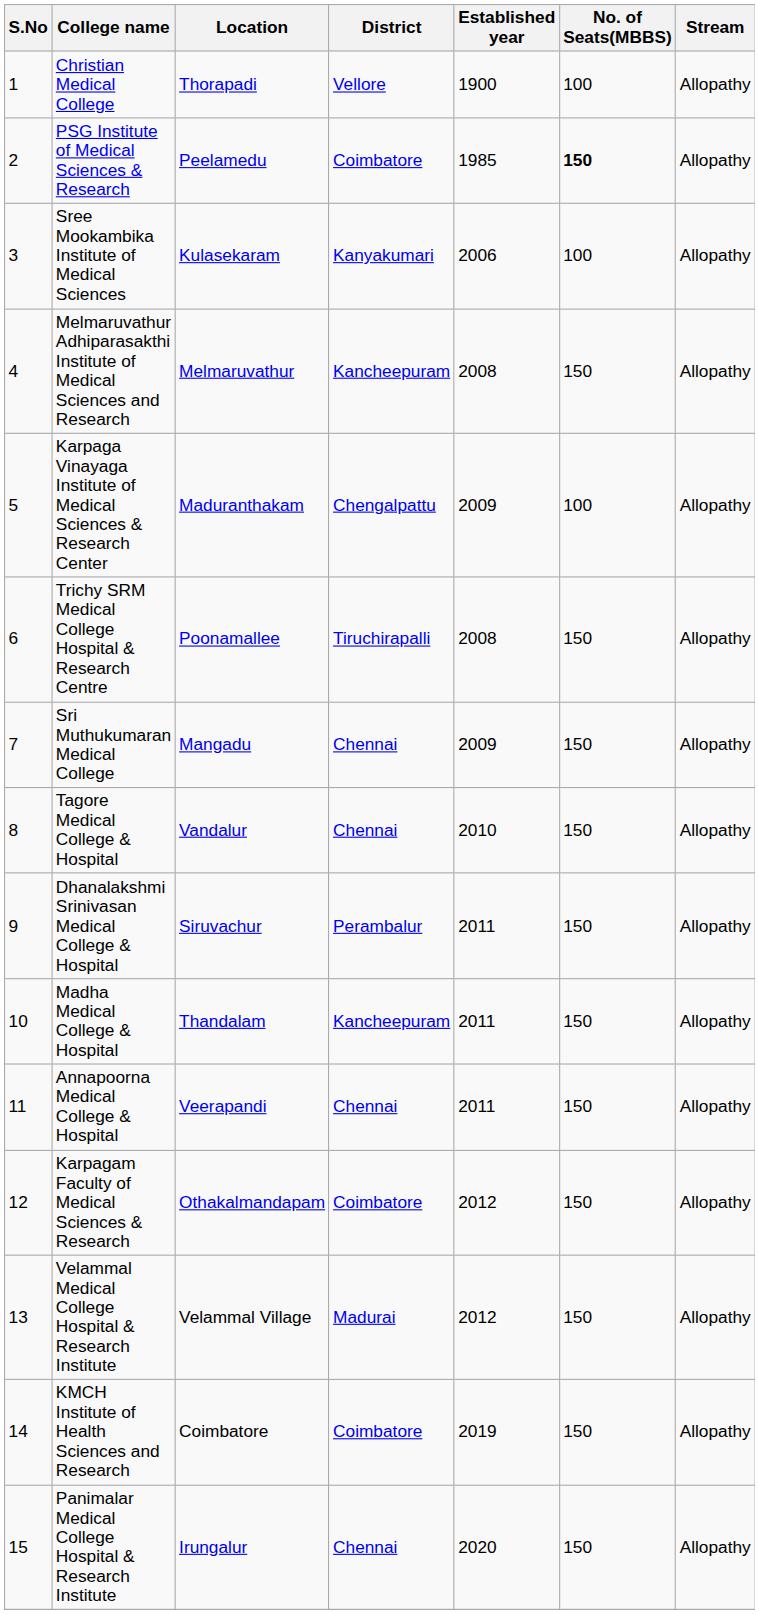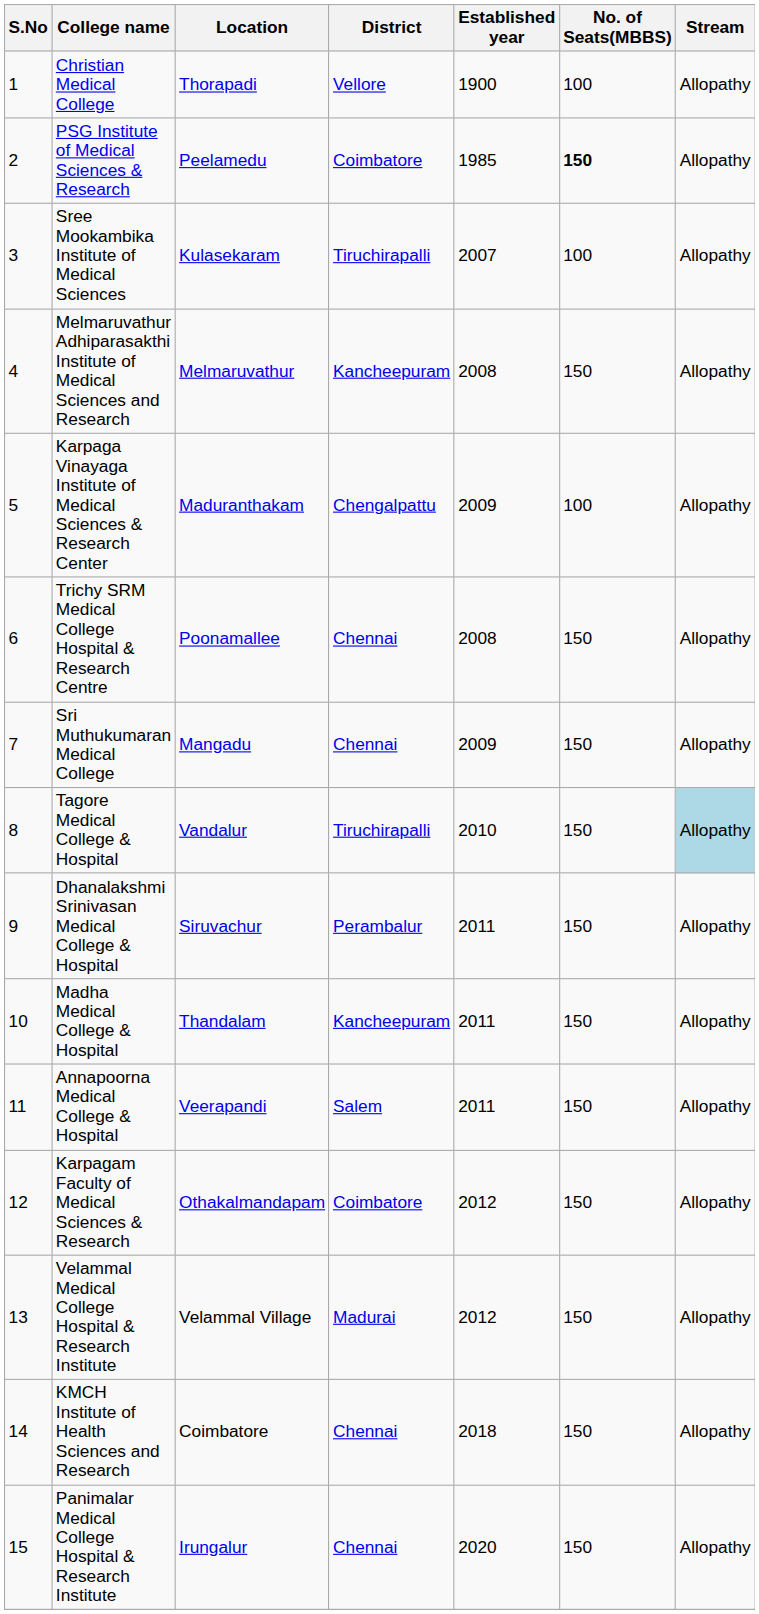(383, 255) Kanyakumari -> (382, 255) Tiruchirapalli
(477, 255) 2006 -> (477, 255) 2007
(382, 639) Tiruchirapalli -> (365, 639) Chennai
(365, 830) Chennai -> (382, 830) Tiruchirapalli
(715, 830) no background -> (715, 830) lightblue background
(365, 1106) Chennai -> (358, 1106) Salem
(378, 1432) Coimbatore -> (365, 1432) Chennai
(477, 1432) 2019 -> (477, 1432) 2018
